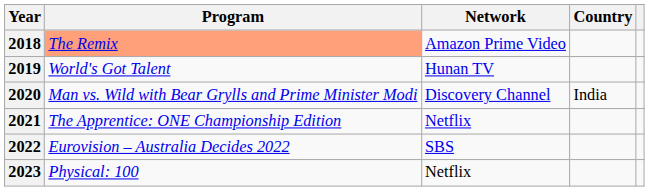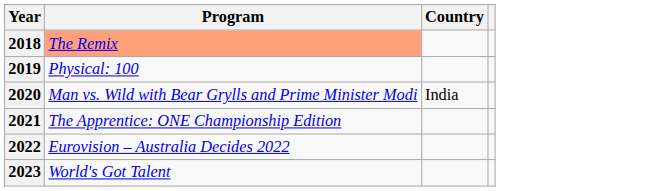- column: (495, 17)
(109, 69) World's Got Talent -> (94, 69) Physical: 100
(94, 172) Physical: 100 -> (109, 172) World's Got Talent
